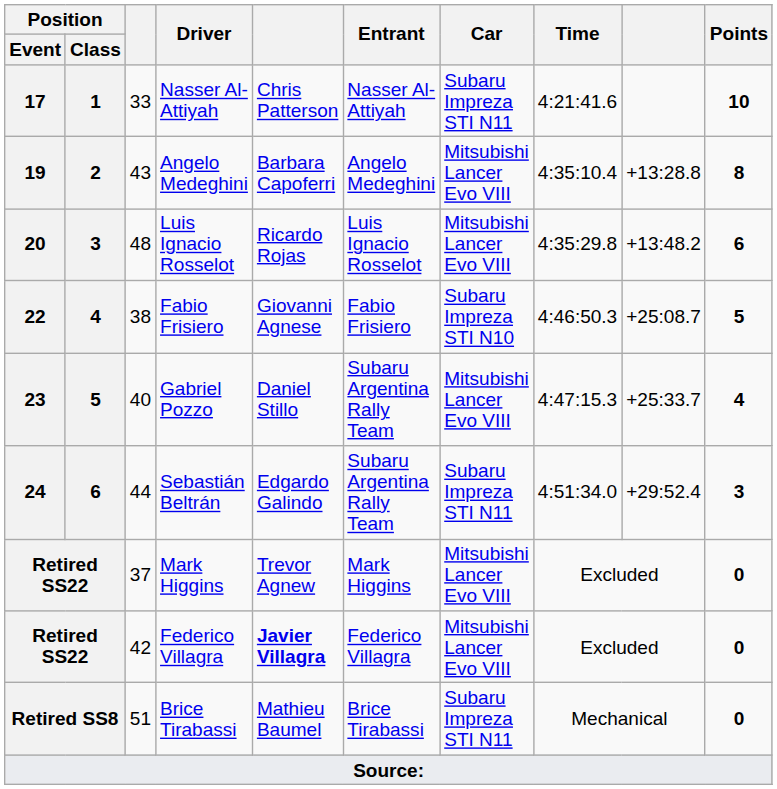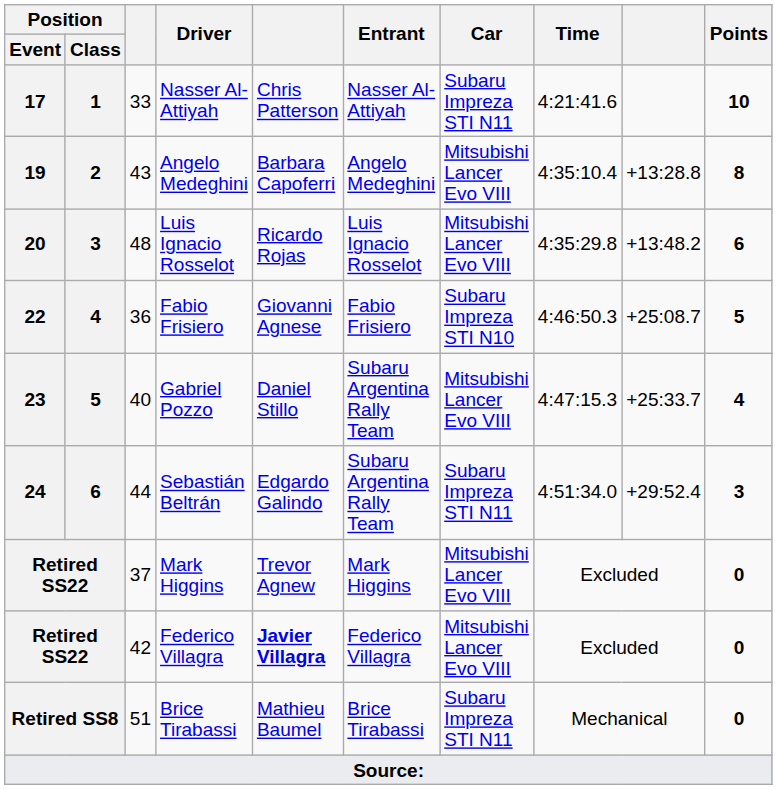(140, 316) 38 -> (140, 316) 36
